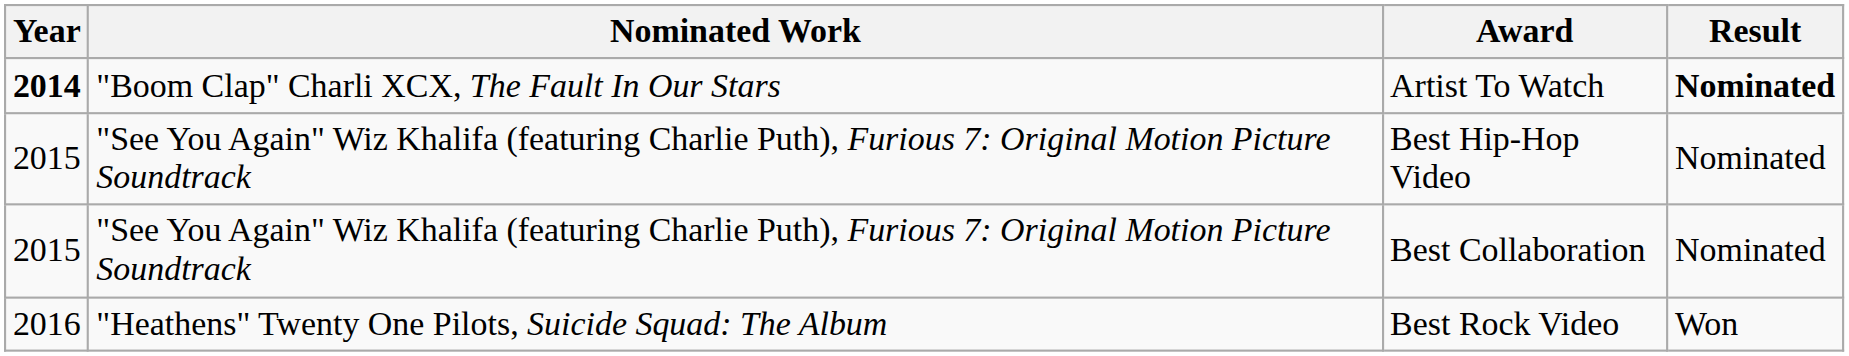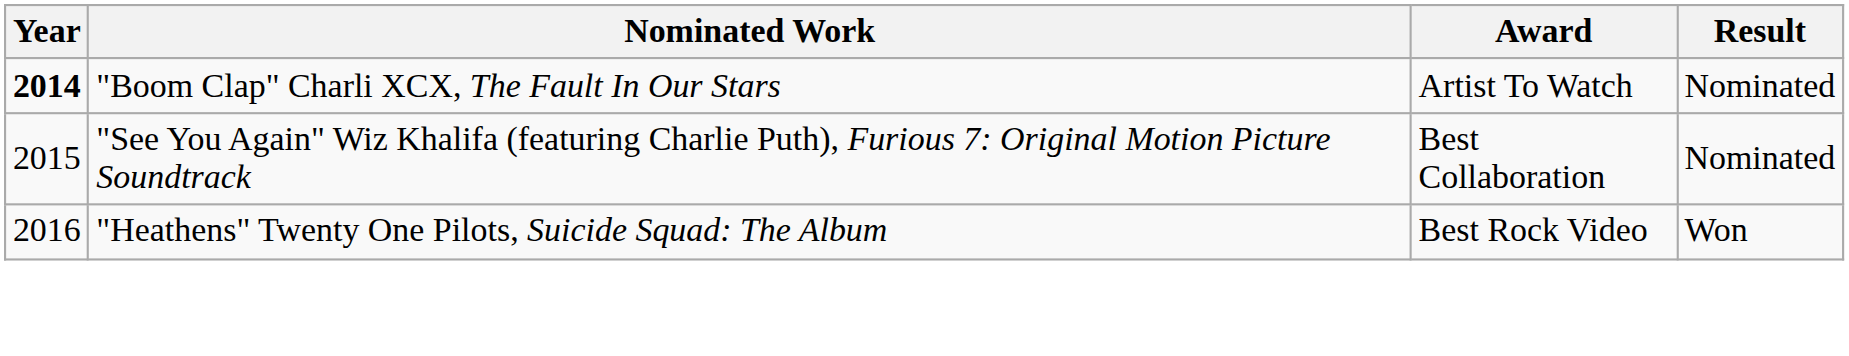(1755, 85) bold -> (1760, 85) normal
- row: (1485, 158)
